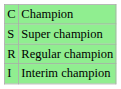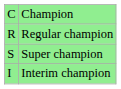rows swapped: (62, 34) <-> (67, 53)
